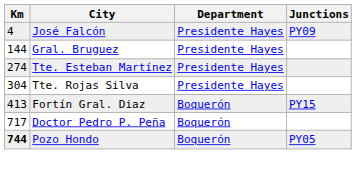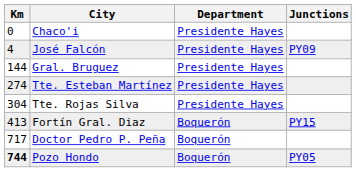+ row: (56, 31)
